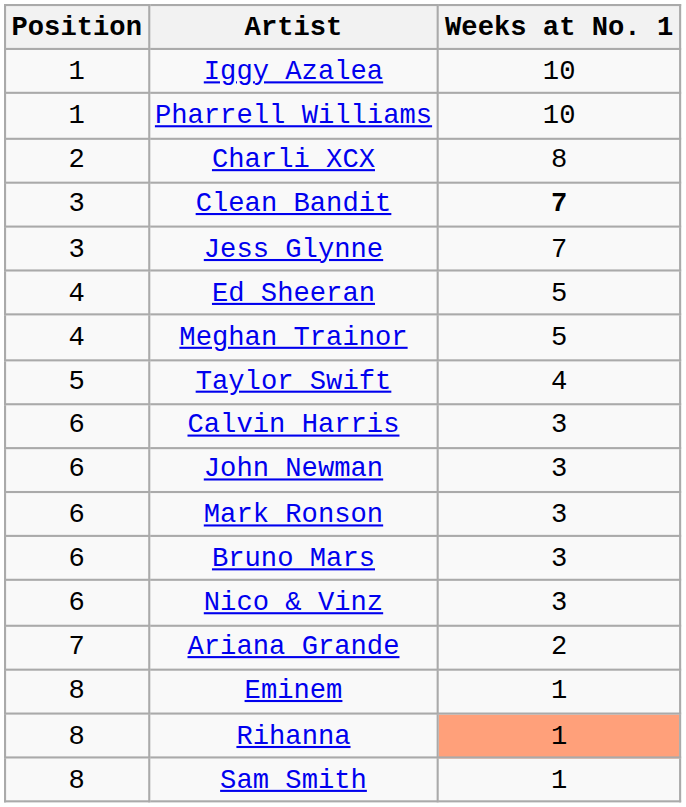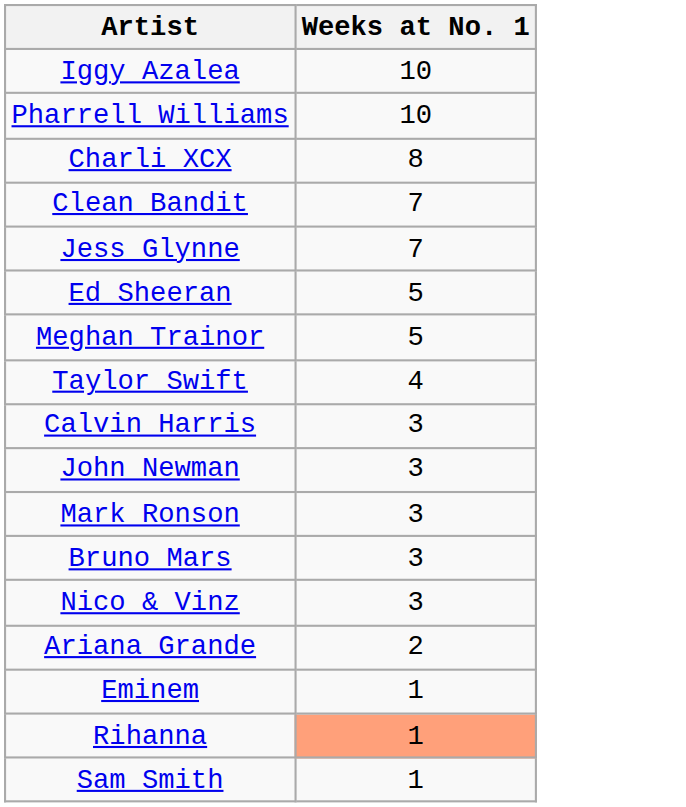- column: (77, 27)
(559, 204) bold -> (416, 204) normal
